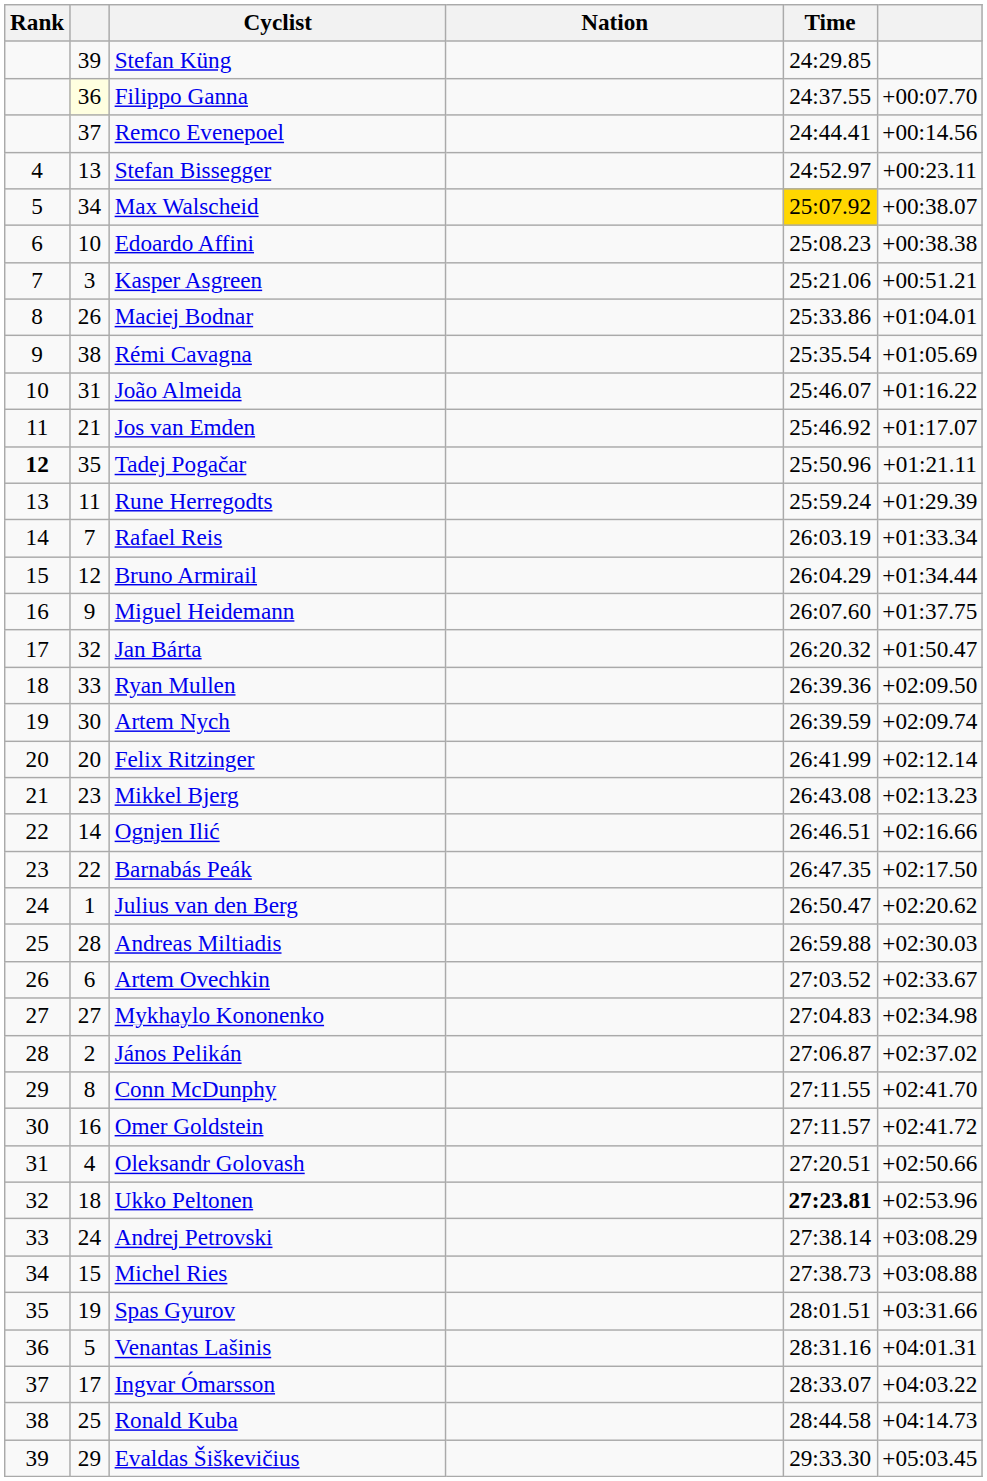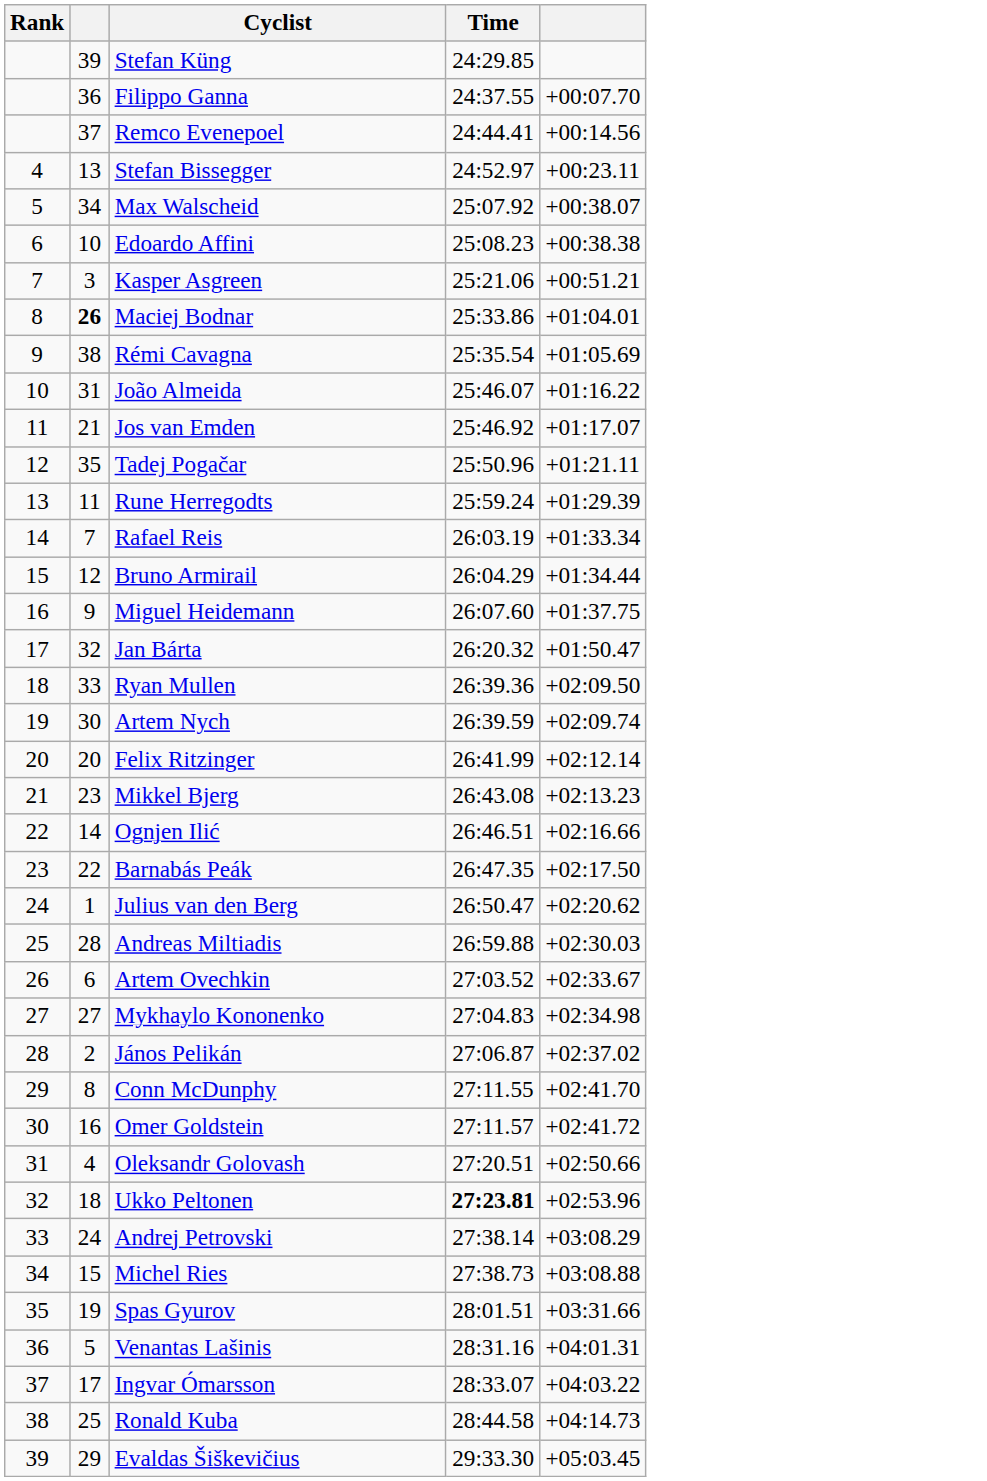- column: (615, 22)
(89, 96) lightyellow background -> (89, 96) no background
(830, 206) gold background -> (493, 206) no background
(89, 317) normal -> (89, 317) bold
(37, 464) bold -> (37, 464) normal
